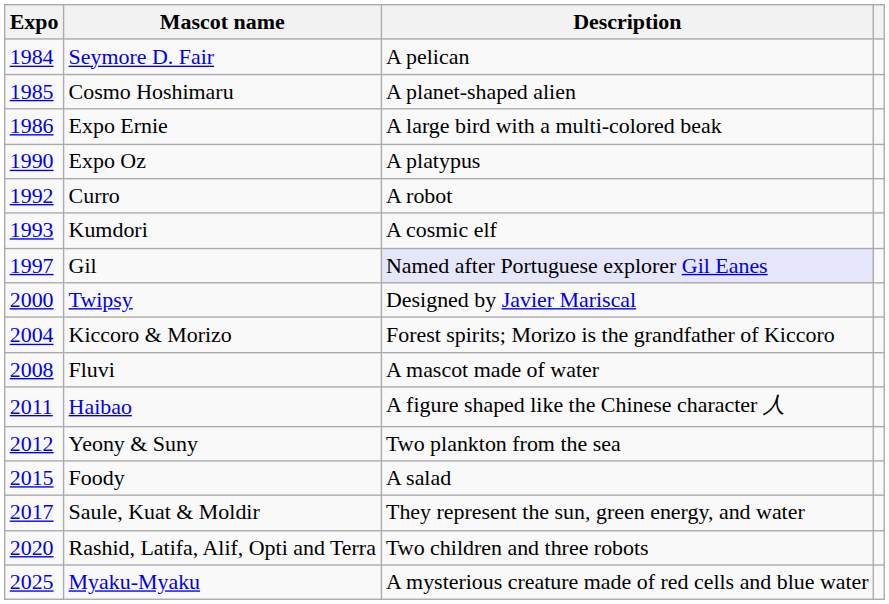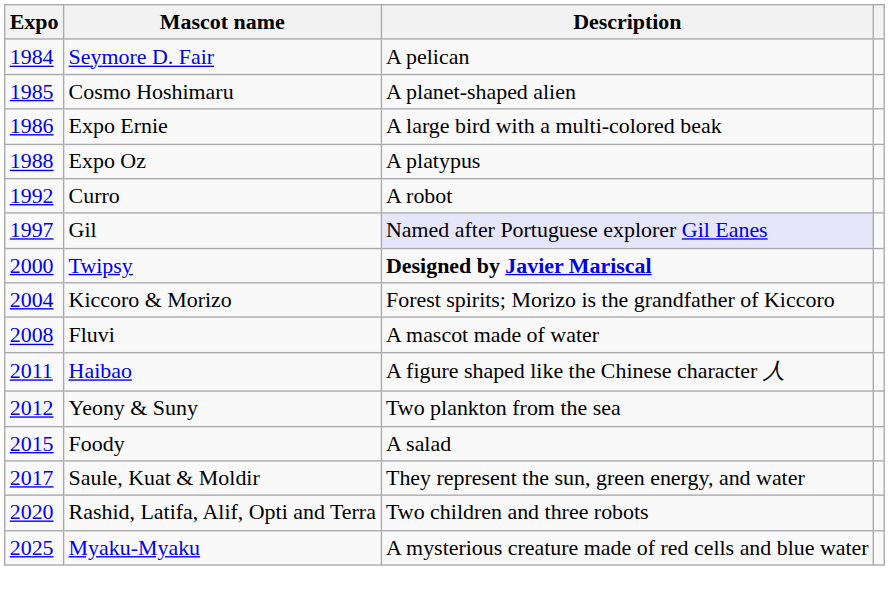(32, 160) 1990 -> (32, 160) 1988
- row: (108, 230)
(511, 299) normal -> (519, 265) bold
